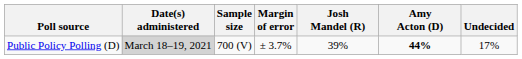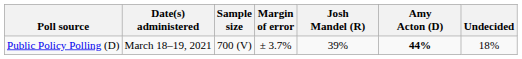(168, 45) lightgrey background -> (168, 45) no background
(489, 45) 17% -> (489, 45) 18%
